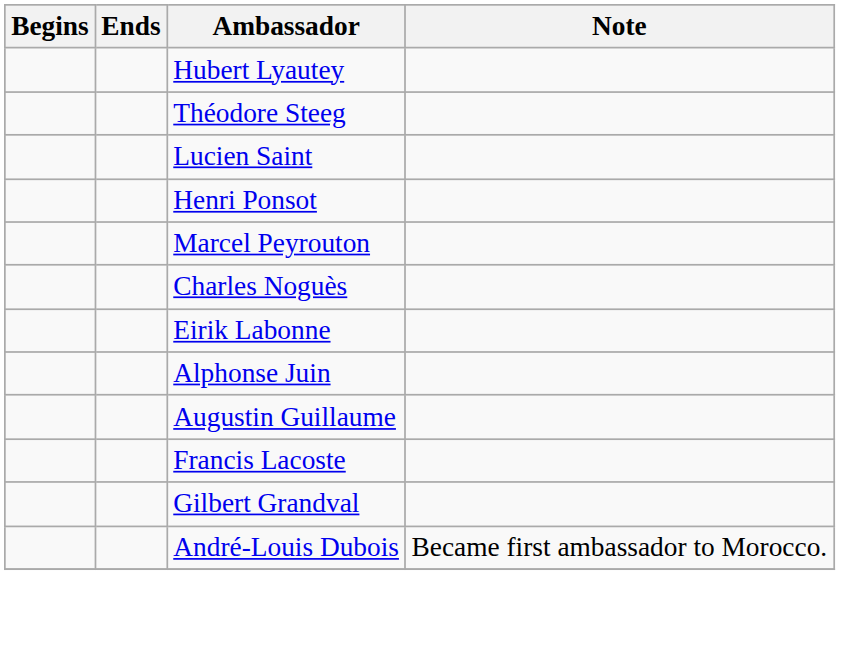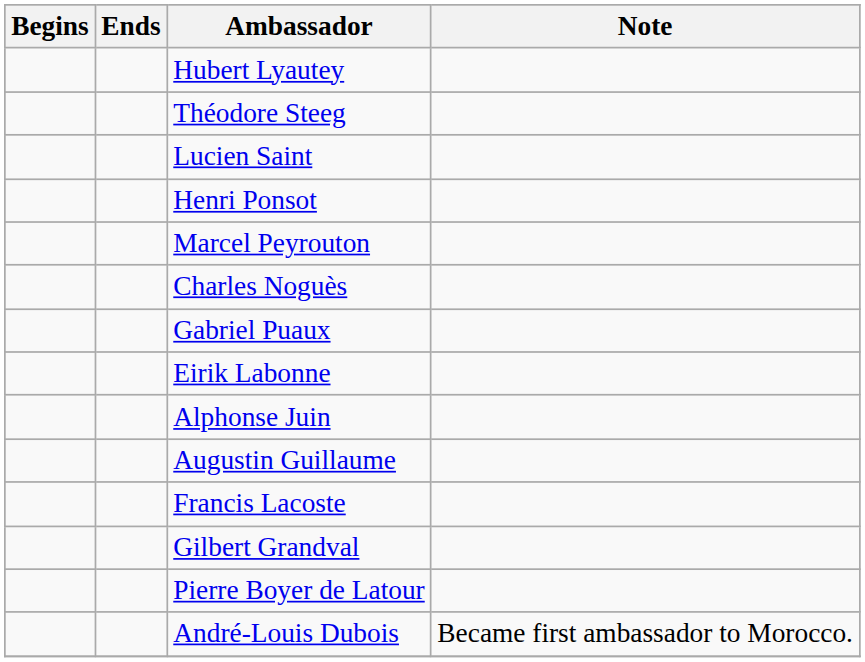+ row: (252, 329)
+ row: (299, 590)
